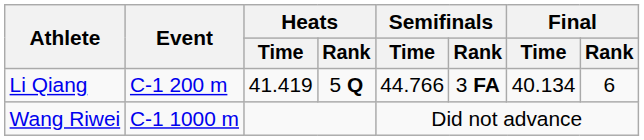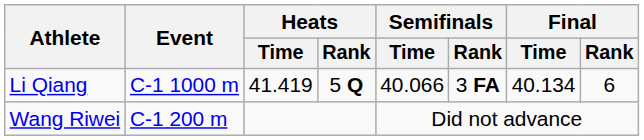(179, 86) C-1 200 m -> (184, 86) C-1 1000 m
(412, 86) 44.766 -> (412, 86) 40.066
(184, 119) C-1 1000 m -> (179, 119) C-1 200 m
